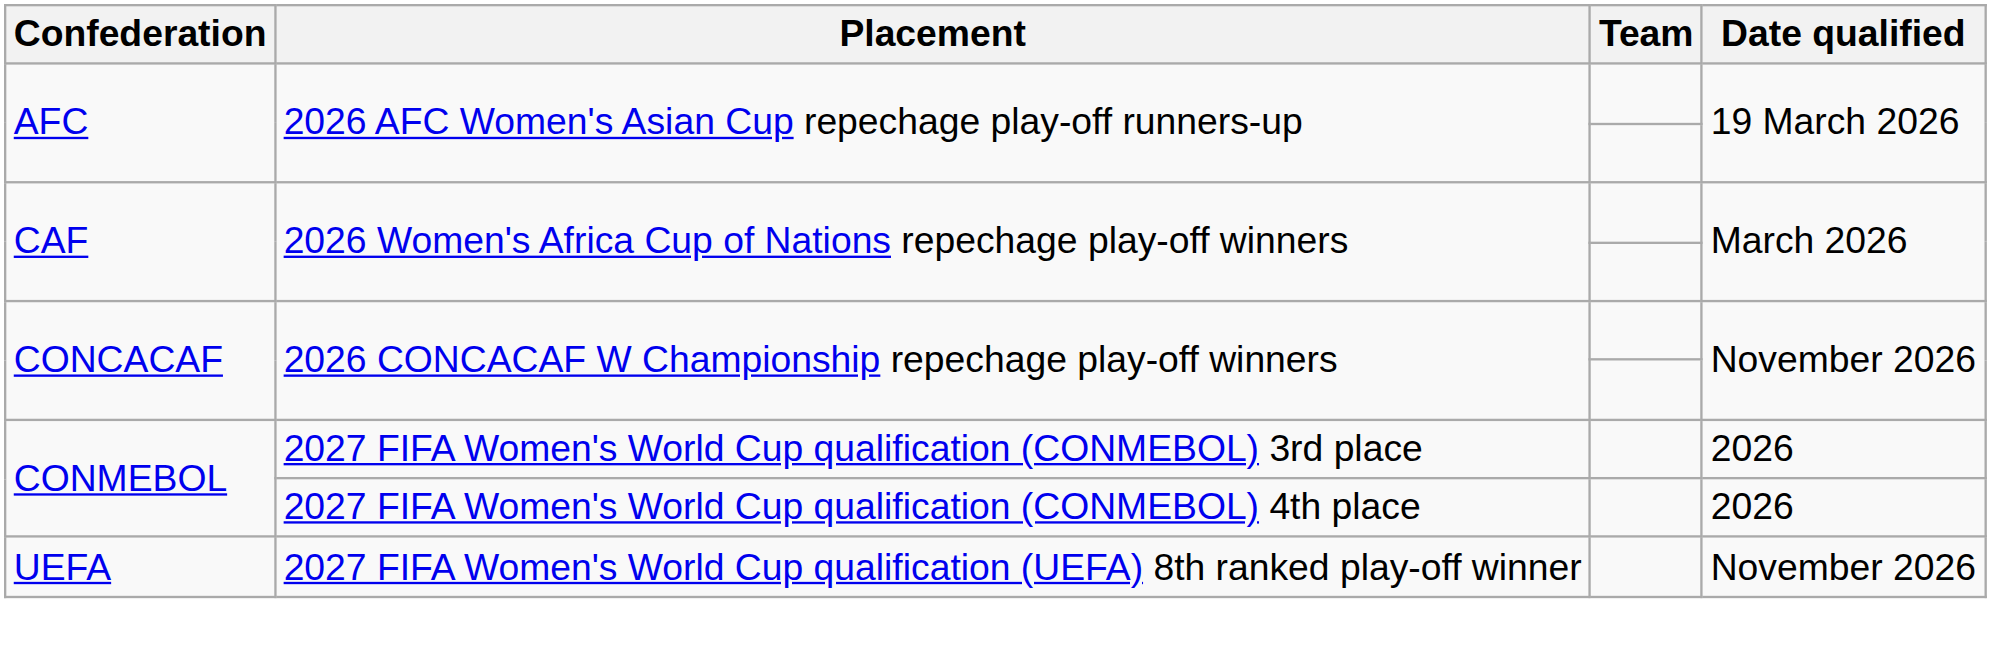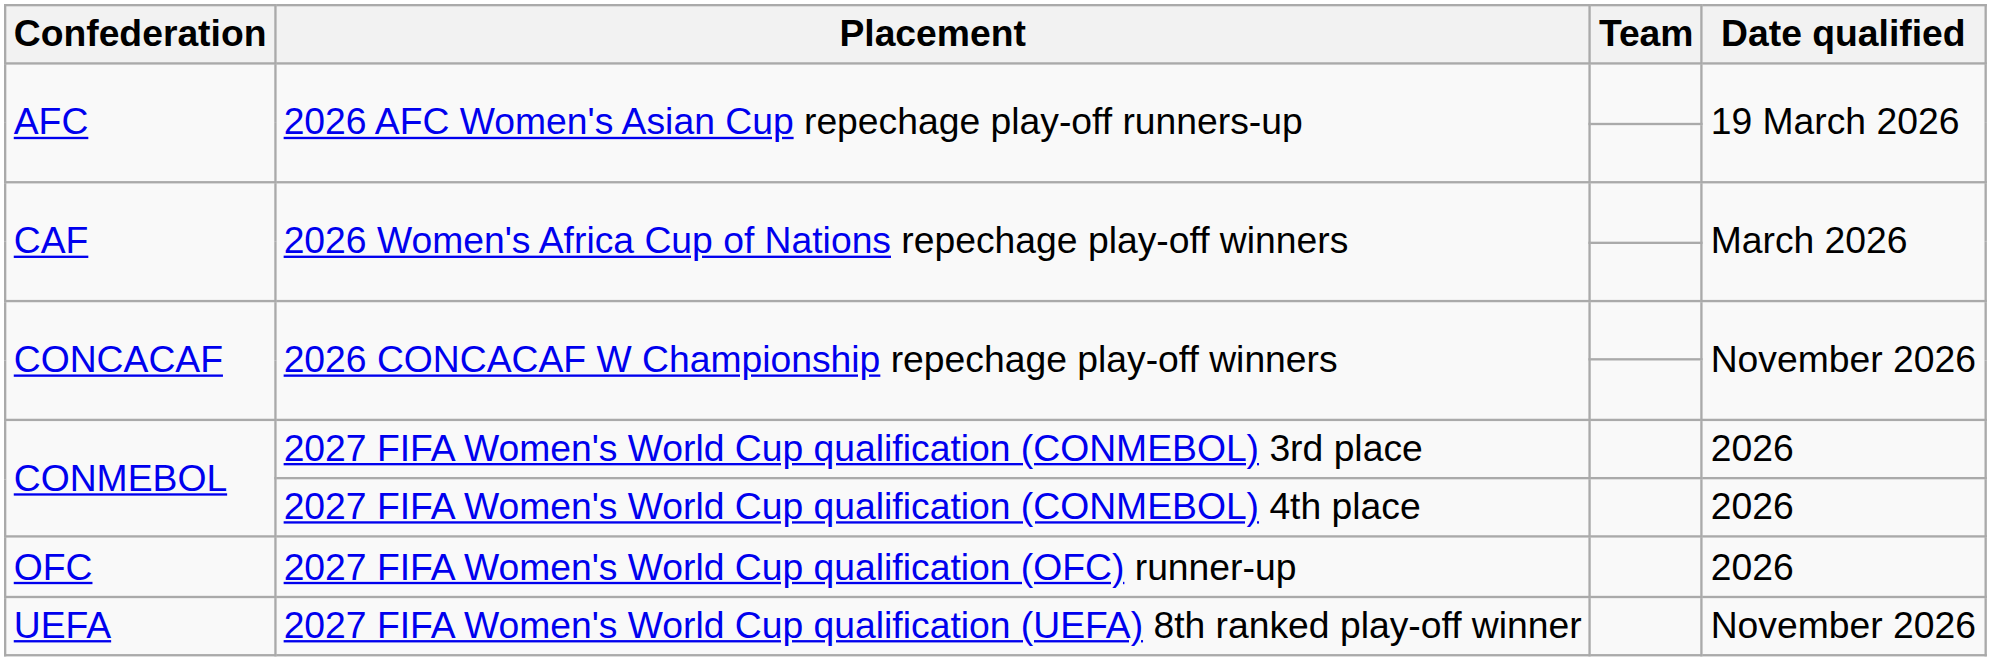+ row: (53, 566)
